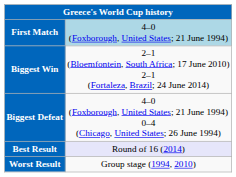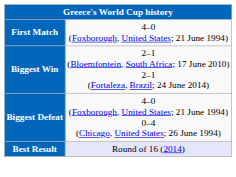(148, 33) lightblue background -> (148, 33) no background
- row: (35, 164)
